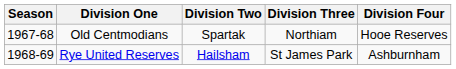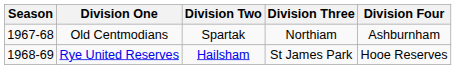(404, 34) Hooe Reserves -> (404, 34) Ashburnham
(404, 54) Ashburnham -> (404, 54) Hooe Reserves
